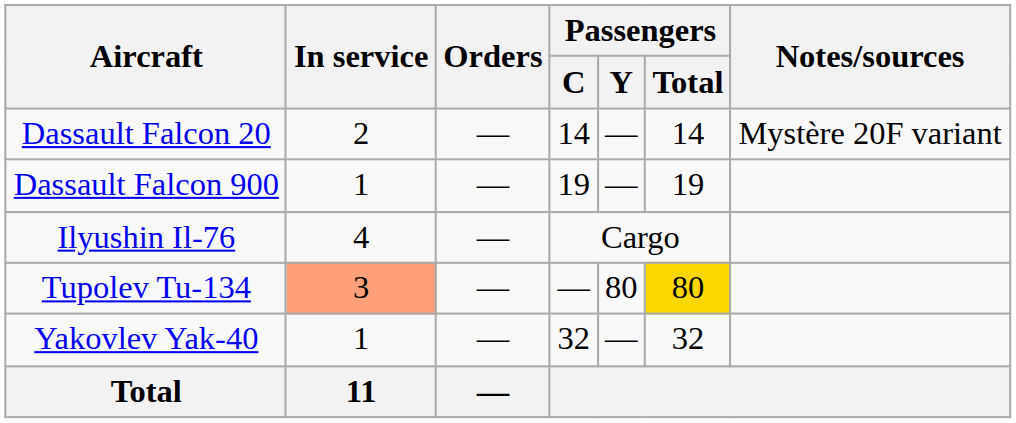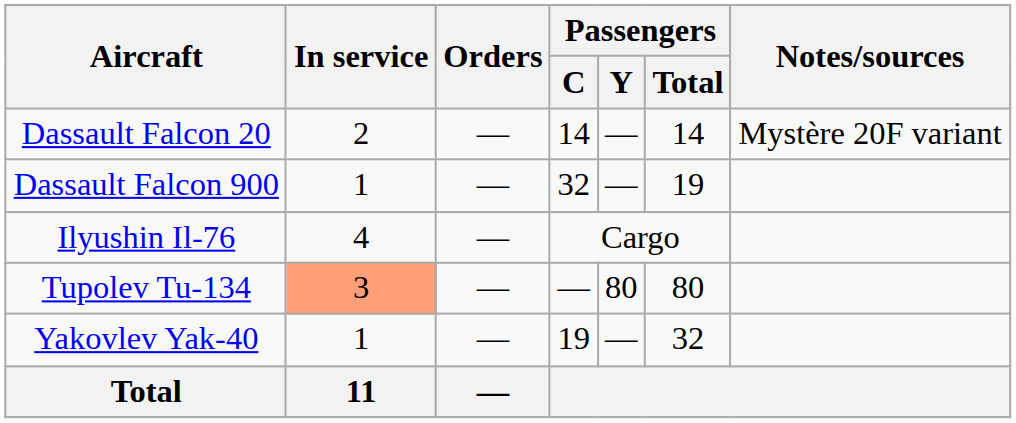(574, 184) 19 -> (574, 184) 32
(688, 287) gold background -> (688, 287) no background
(574, 339) 32 -> (574, 339) 19
